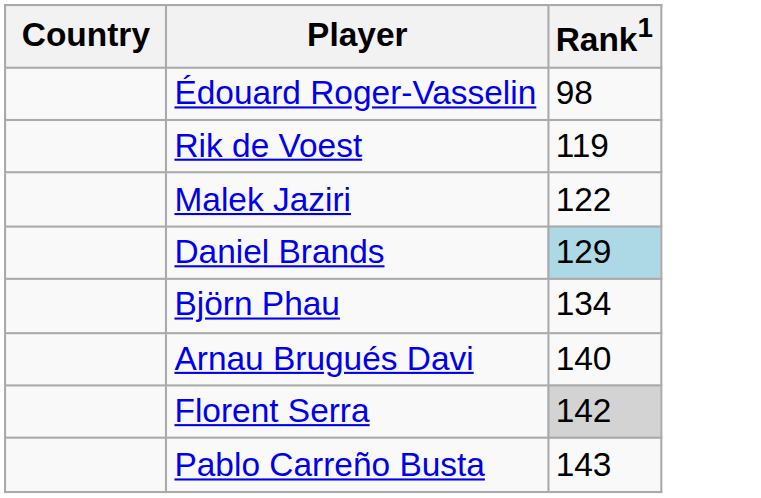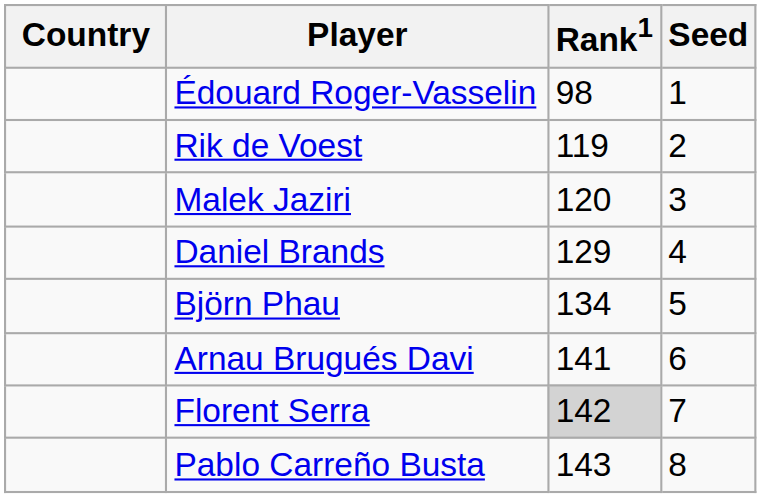+ column: (708, 35)
(584, 199) 122 -> (584, 199) 120
(584, 252) lightblue background -> (584, 252) no background
(584, 358) 140 -> (584, 358) 141
